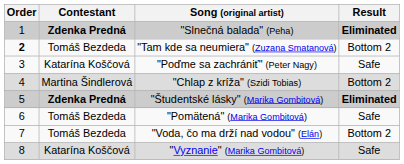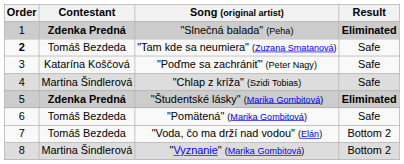(369, 47) Bottom 2 -> (369, 47) Safe
(369, 82) Bottom 2 -> (369, 82) Safe
(87, 151) Katarína Koščová -> (87, 151) Martina Šindlerová
(369, 151) Safe -> (369, 151) Bottom 2
